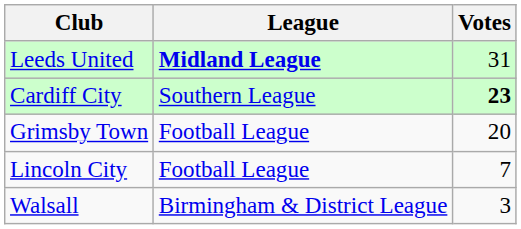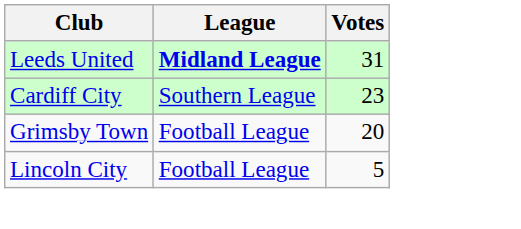(499, 95) bold -> (373, 95) normal
(505, 168) 7 -> (379, 168) 5
- row: (44, 205)
